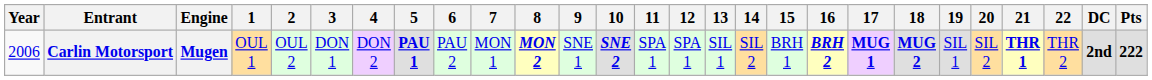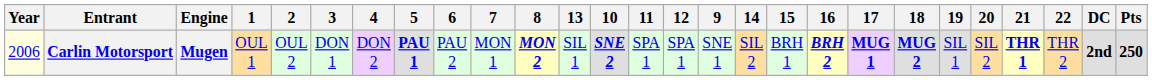columns swapped: (578, 17) <-> (720, 17)
(24, 52) no background -> (24, 52) lightyellow background
(1131, 52) 222 -> (1131, 52) 250
